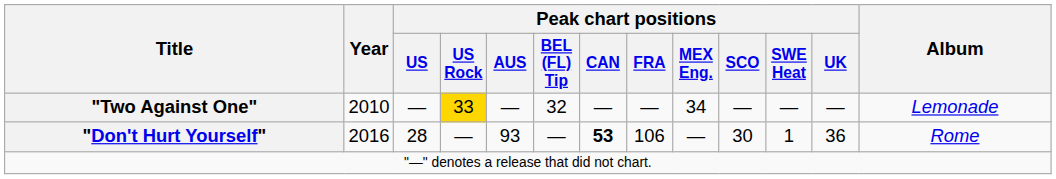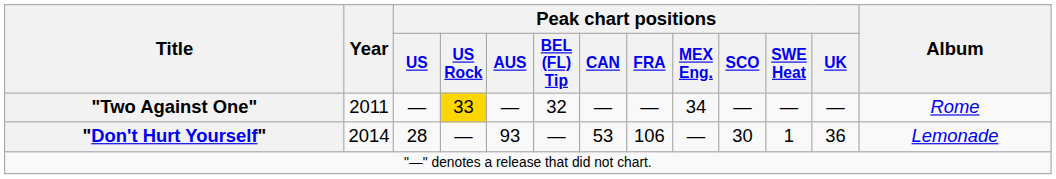(369, 107) 2010 -> (369, 107) 2011
(955, 107) Lemonade -> (955, 107) Rome
(369, 136) 2016 -> (369, 136) 2014
(603, 136) bold -> (603, 136) normal
(955, 136) Rome -> (955, 136) Lemonade
